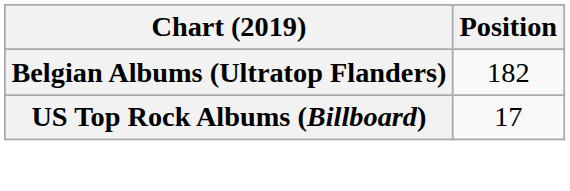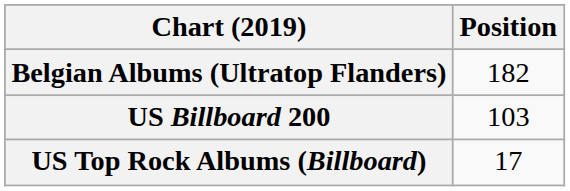+ row: (229, 116)
